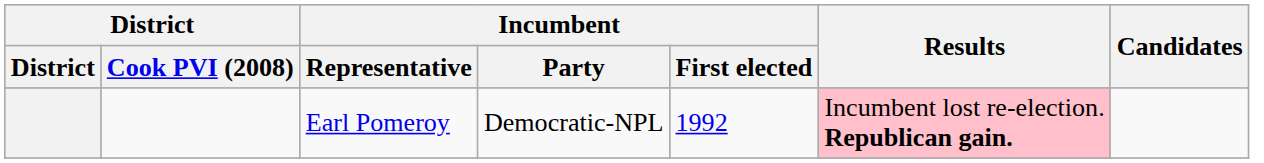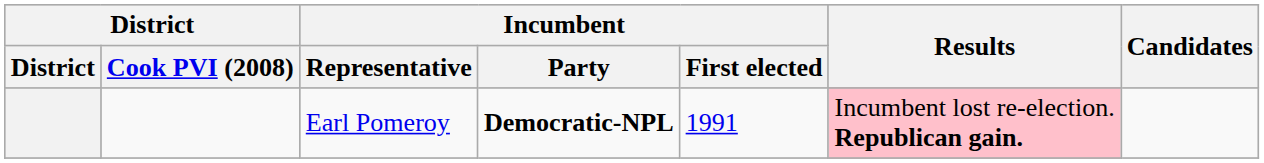(574, 122) normal -> (579, 122) bold
(702, 122) 1992 -> (712, 122) 1991
